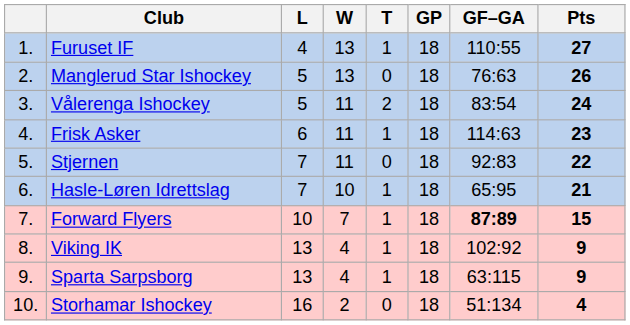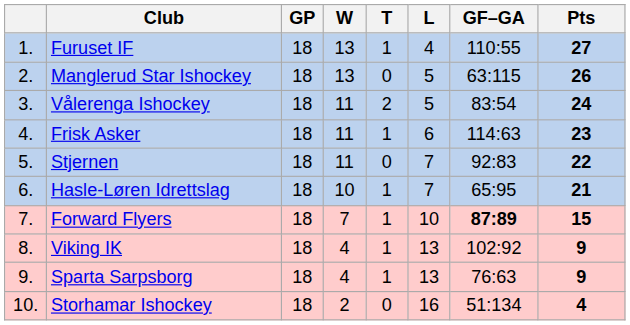columns swapped: (429, 18) <-> (302, 18)
(494, 76) 76:63 -> (494, 76) 63:115
(494, 276) 63:115 -> (494, 276) 76:63
